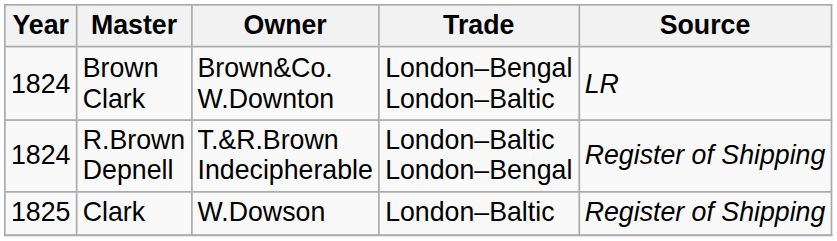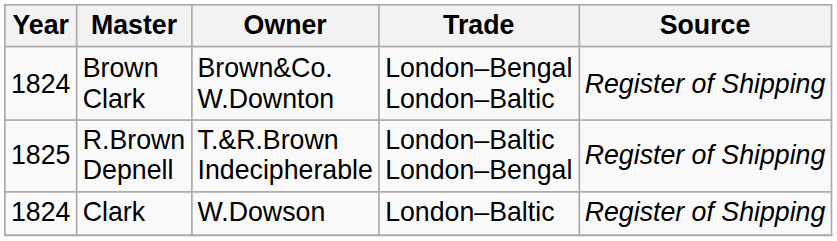(602, 83) LR -> (705, 83) Register of Shipping
(41, 155) 1824 -> (41, 155) 1825
(41, 212) 1825 -> (41, 212) 1824
